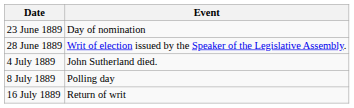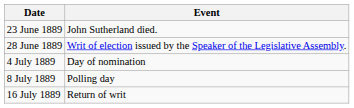(106, 29) Day of nomination -> (112, 29) John Sutherland died.
(112, 62) John Sutherland died. -> (106, 62) Day of nomination
